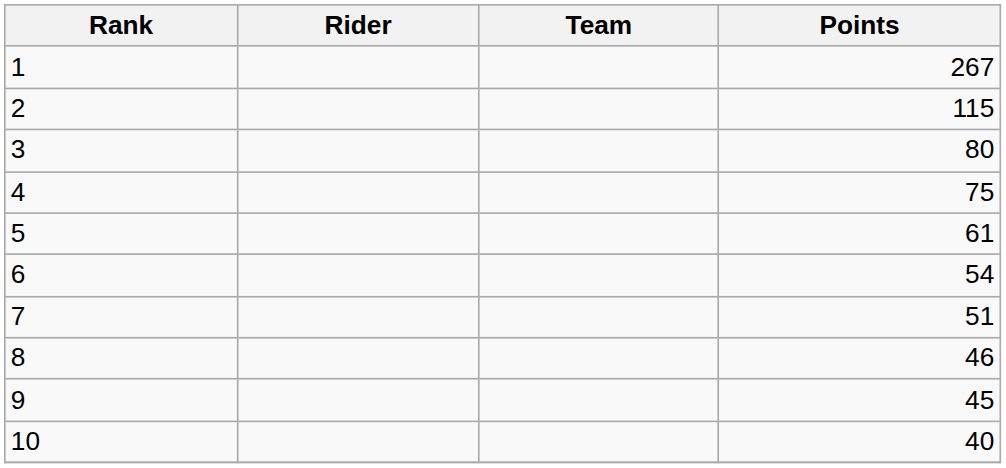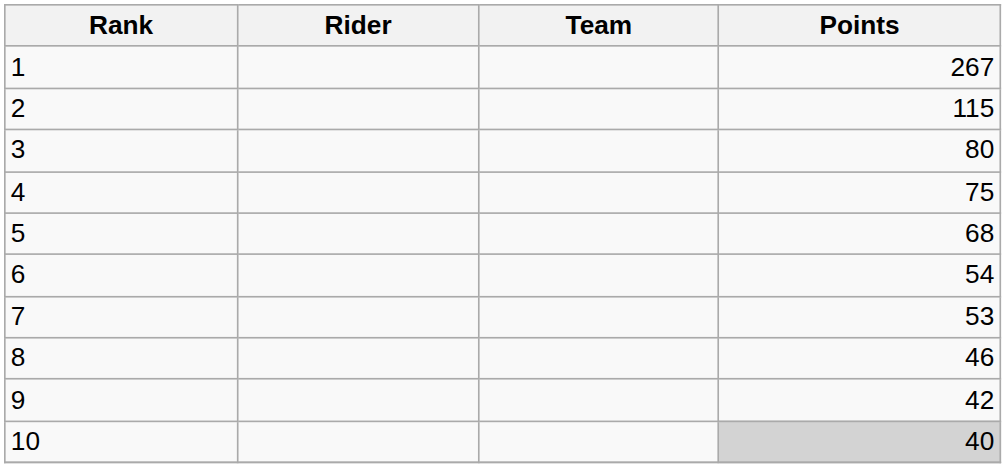(980, 233) 61 -> (980, 233) 68
(980, 316) 51 -> (980, 316) 53
(980, 399) 45 -> (980, 399) 42
(980, 441) no background -> (980, 441) lightgrey background
